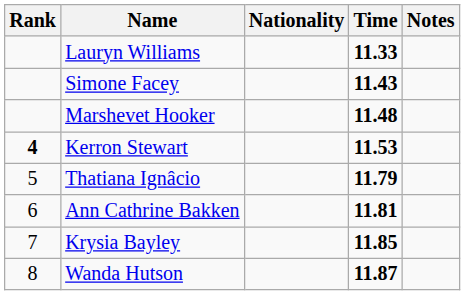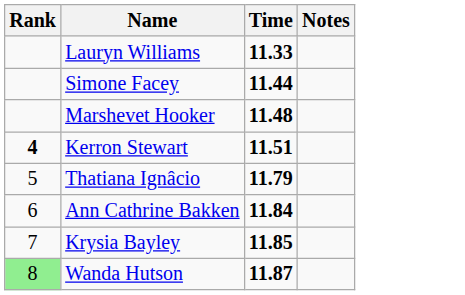- column: (297, 20)
(376, 83) 11.43 -> (271, 83) 11.44
(376, 147) 11.53 -> (271, 147) 11.51
(376, 210) 11.81 -> (271, 210) 11.84
(33, 274) no background -> (33, 274) lightgreen background
